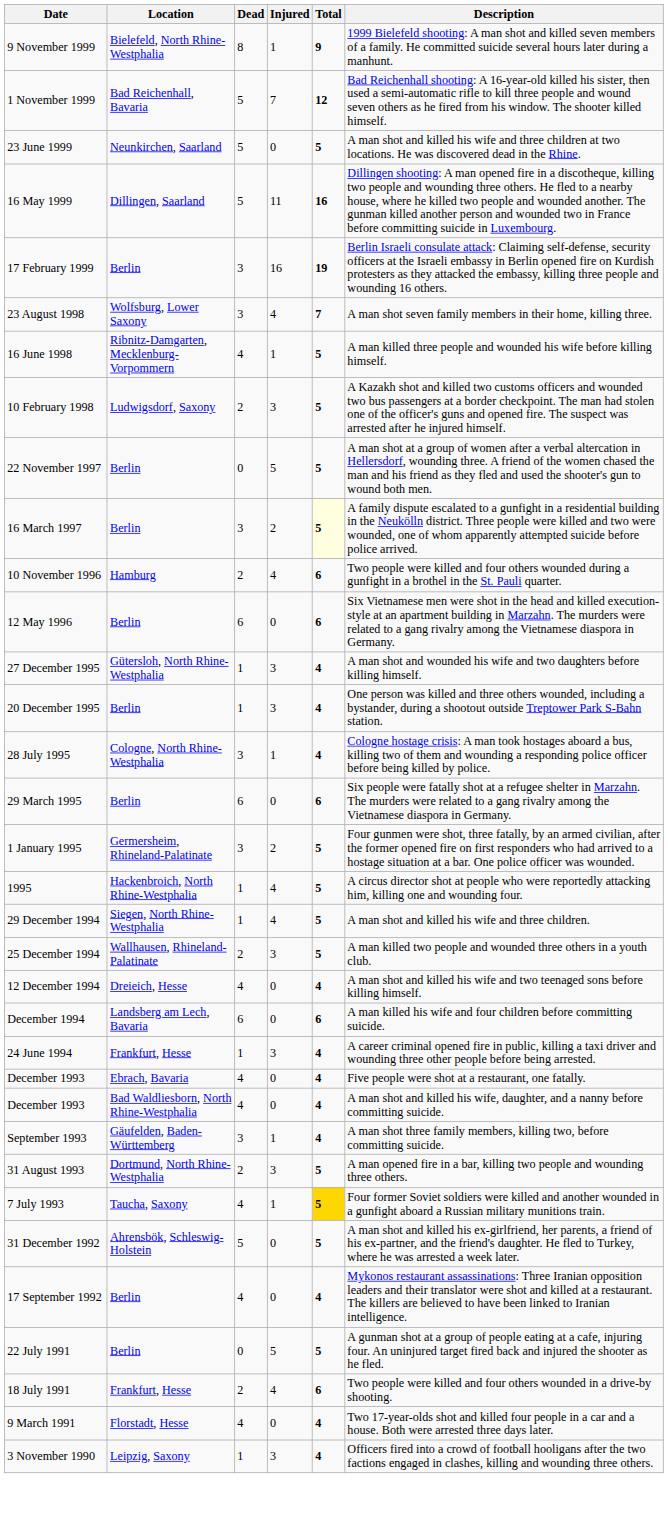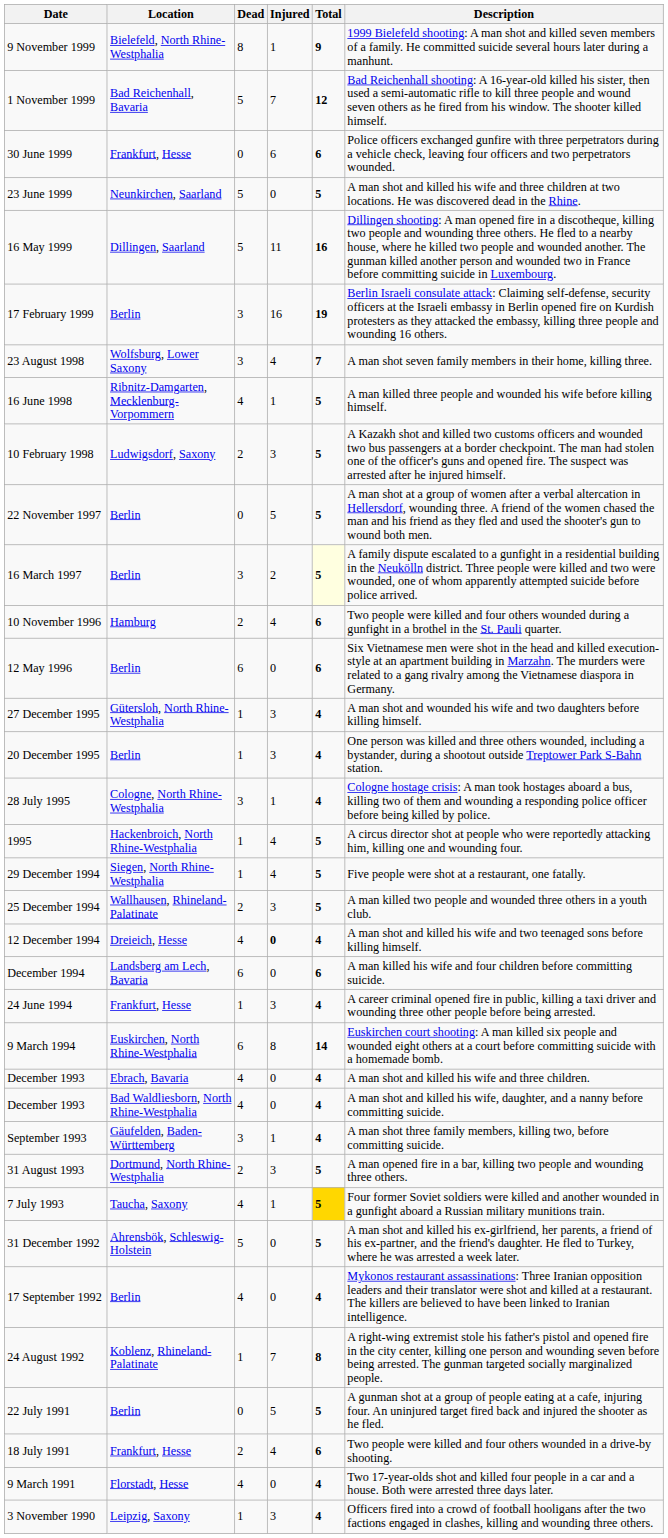+ row: (40, 154)
- row: (44, 801)
- row: (44, 848)
(469, 920) A man shot and killed his wife and three children. -> (466, 874) Five people were shot at a restaurant, one fatally.
(273, 986) normal -> (273, 940) bold
+ row: (41, 1045)
(466, 1078) Five people were shot at a restaurant, one fatally. -> (469, 1078) A man shot and killed his wife and three children.
+ row: (46, 1357)
